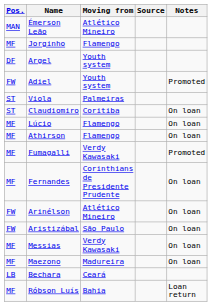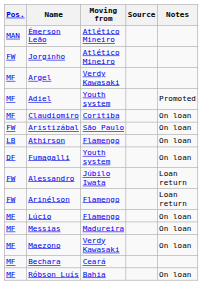(11, 44) MF -> (11, 57) FW
(101, 44) Flamengo -> (101, 57) Atlético Mineiro
(11, 61) DF -> (11, 78) MF
(96, 61) Youth system -> (101, 78) Verdy Kawasaki
(11, 82) FW -> (11, 99) MF
- row: (40, 99)
(11, 111) ST -> (11, 116) MF
rows swapped: (40, 123) <-> (54, 229)
(11, 136) MF -> (11, 141) LB
(11, 152) MF -> (11, 157) DF
(101, 152) Verdy Kawasaki -> (96, 157) Youth system
(187, 152) Promoted -> (175, 157) On loan
+ row: (51, 179)
- row: (49, 182)
(101, 212) Atlético Mineiro -> (101, 200) Flamengo
(184, 212) On loan -> (173, 200) Loan return
(101, 245) Verdy Kawasaki -> (103, 229) Madureira
(103, 262) Madureira -> (101, 245) Verdy Kawasaki
(11, 274) LB -> (11, 262) MF
(182, 291) Loan return -> (175, 274) On loan
